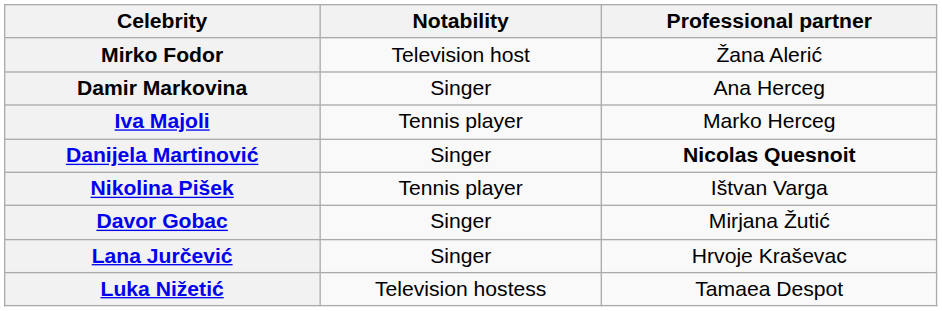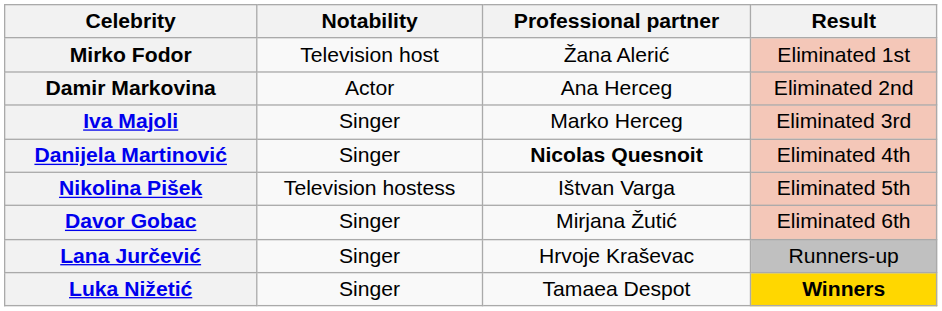+ column: (844, 21)
(461, 88) Singer -> (370, 88) Actor
(461, 121) Tennis player -> (370, 121) Singer
(461, 188) Tennis player -> (370, 188) Television hostess
(461, 289) Television hostess -> (370, 289) Singer
